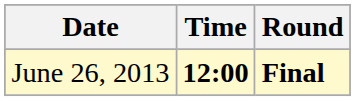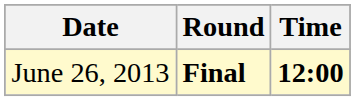columns swapped: (216, 26) <-> (303, 26)
